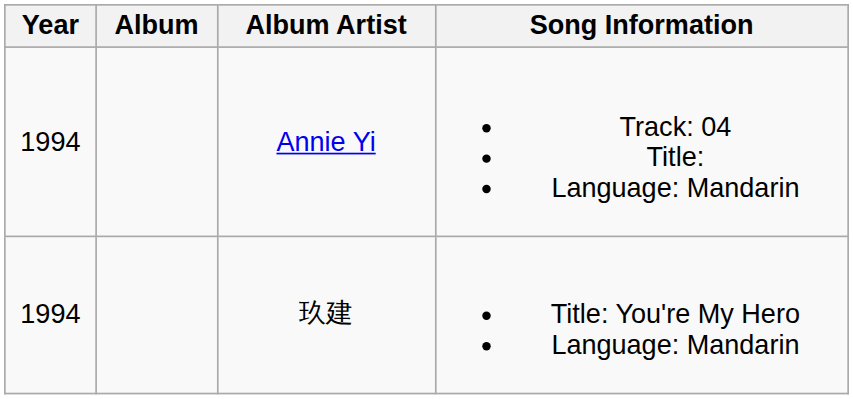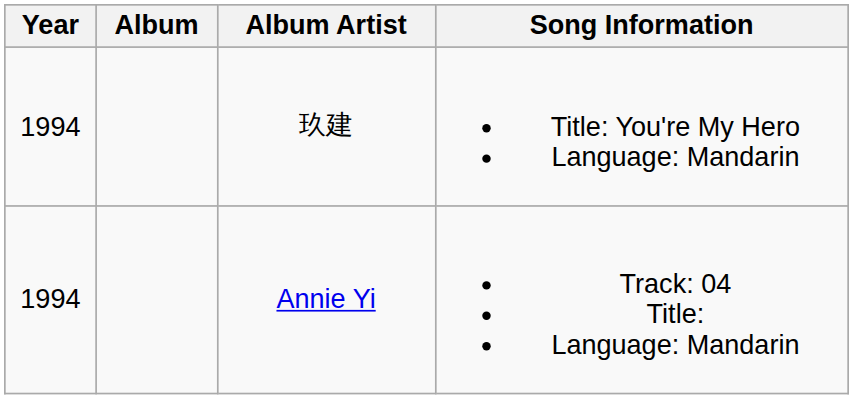rows swapped: (326, 313) <-> (326, 141)
